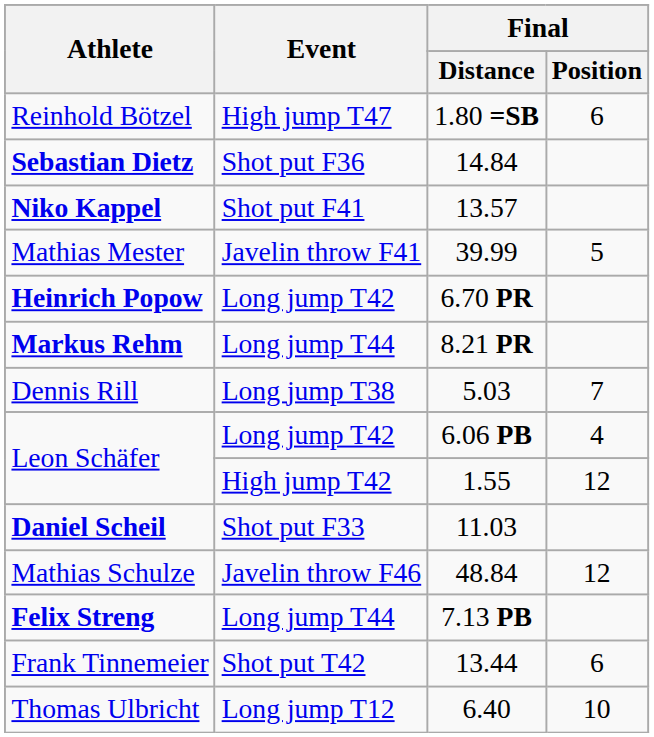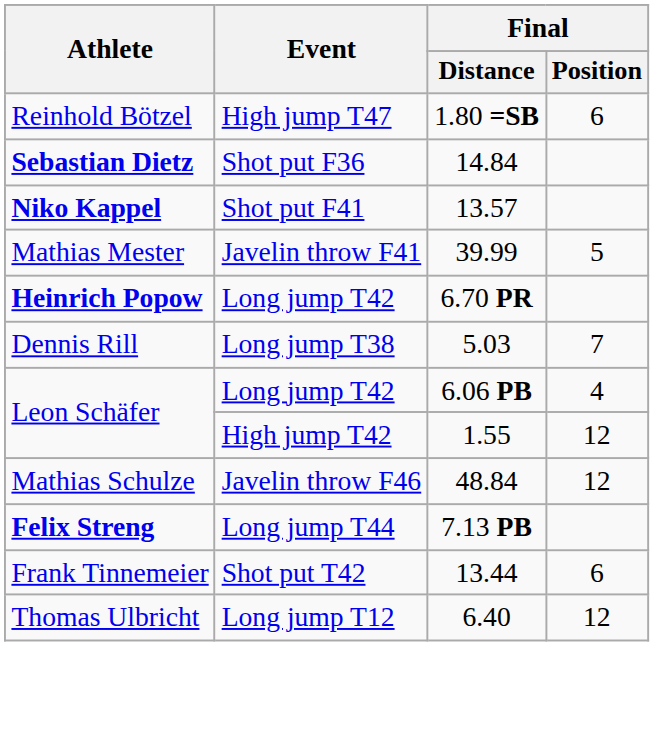- row: (97, 344)
- row: (89, 526)
(597, 709) 10 -> (597, 618) 12
